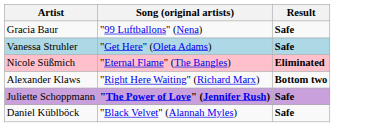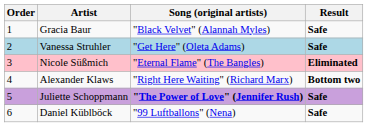+ column: (21, 12)
(151, 29) "99 Luftballons" (Nena) -> (202, 29) "Black Velvet" (Alannah Myles)
(168, 113) "Black Velvet" (Alannah Myles) -> (184, 113) "99 Luftballons" (Nena)
